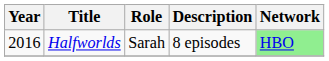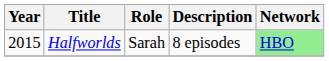(24, 42) 2016 -> (24, 42) 2015
